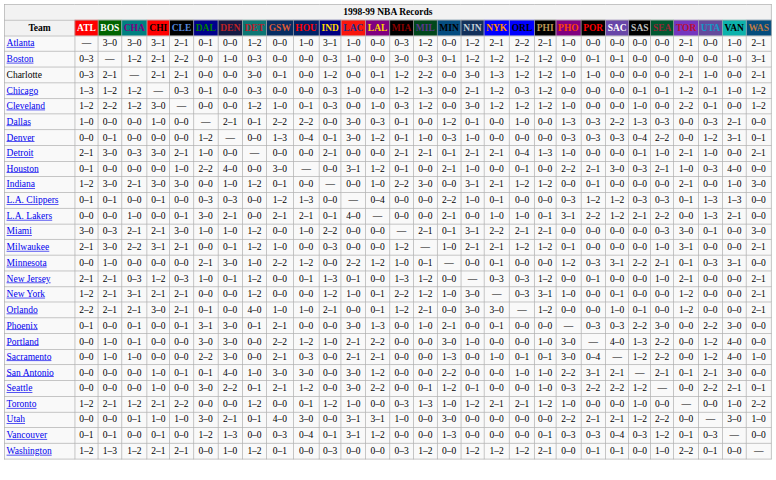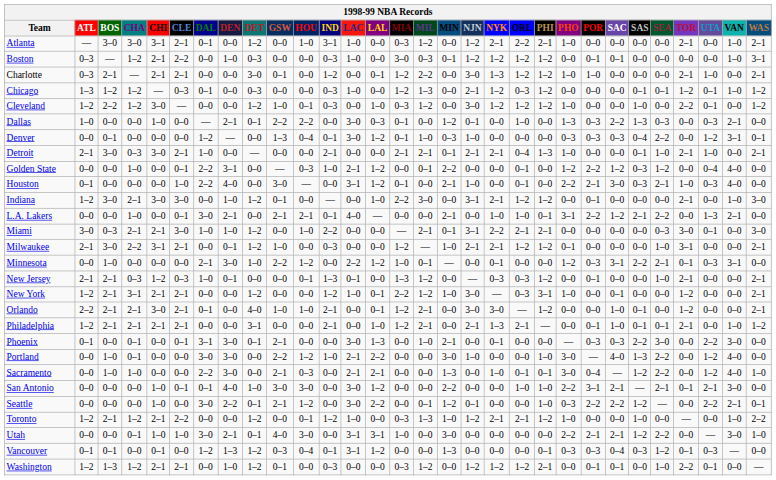+ row: (31, 169)
- row: (33, 200)
(255, 279) 1–2 -> (255, 279) 0–0
+ row: (30, 326)
(255, 435) 0–0 -> (255, 451) 1–2
